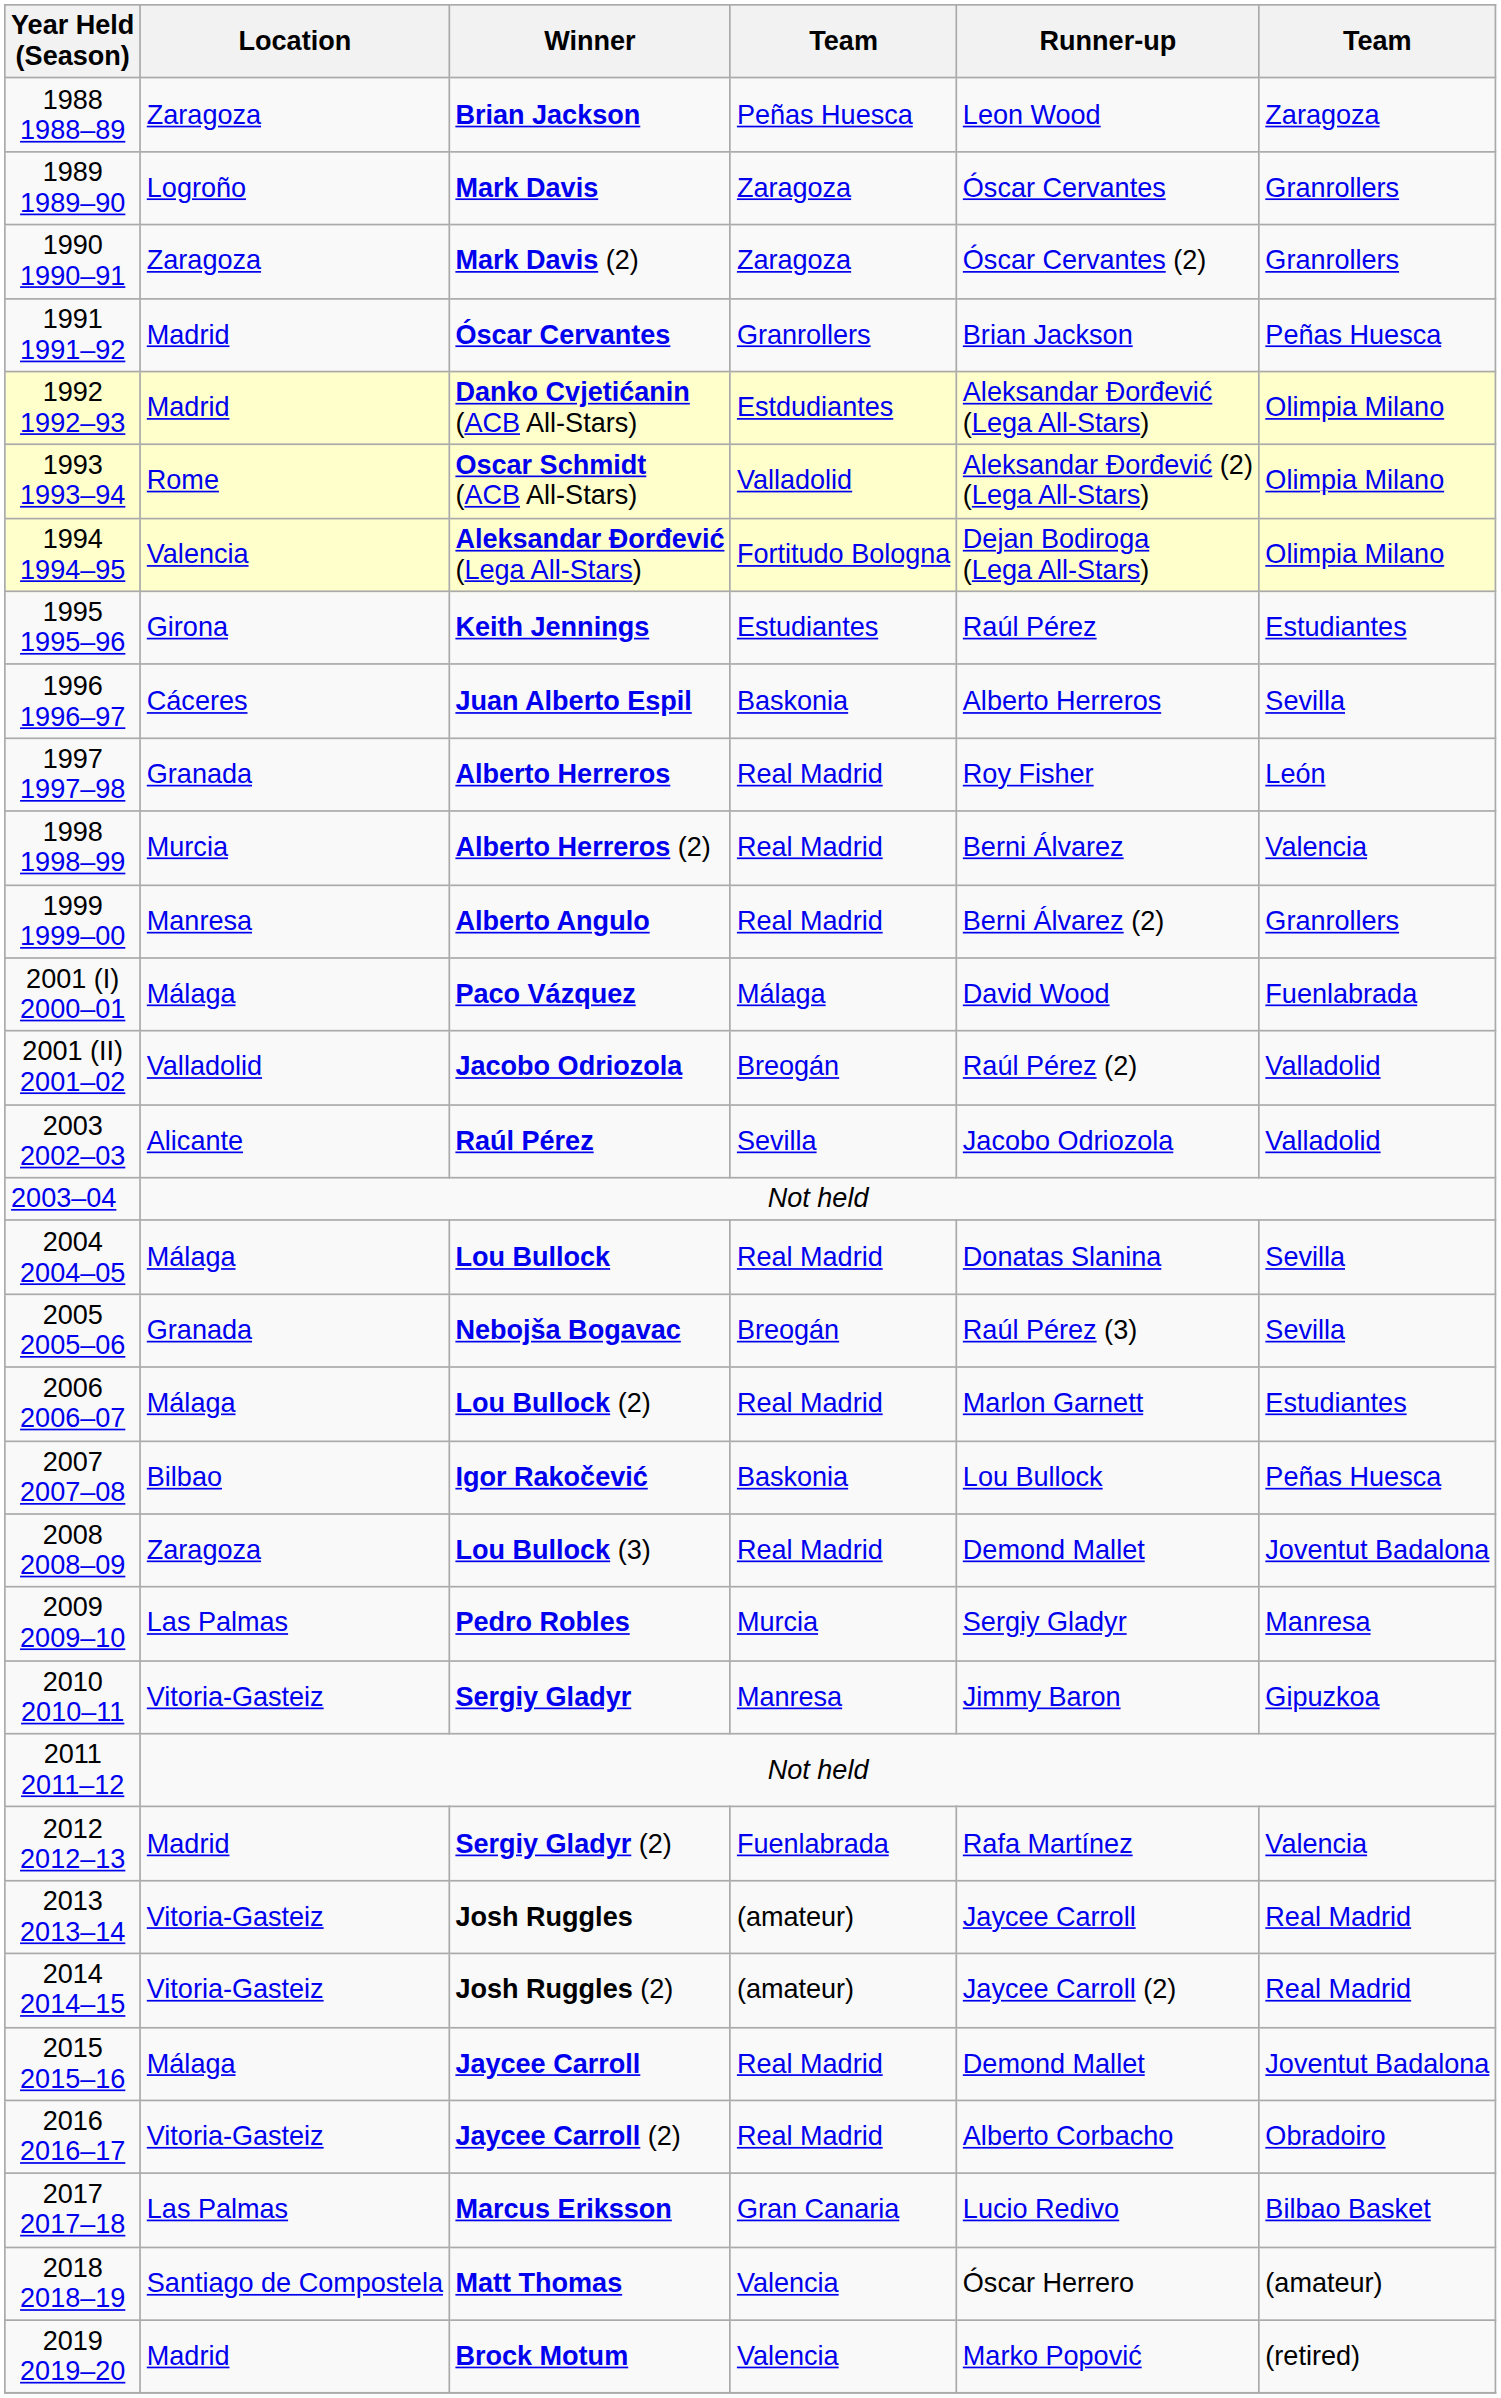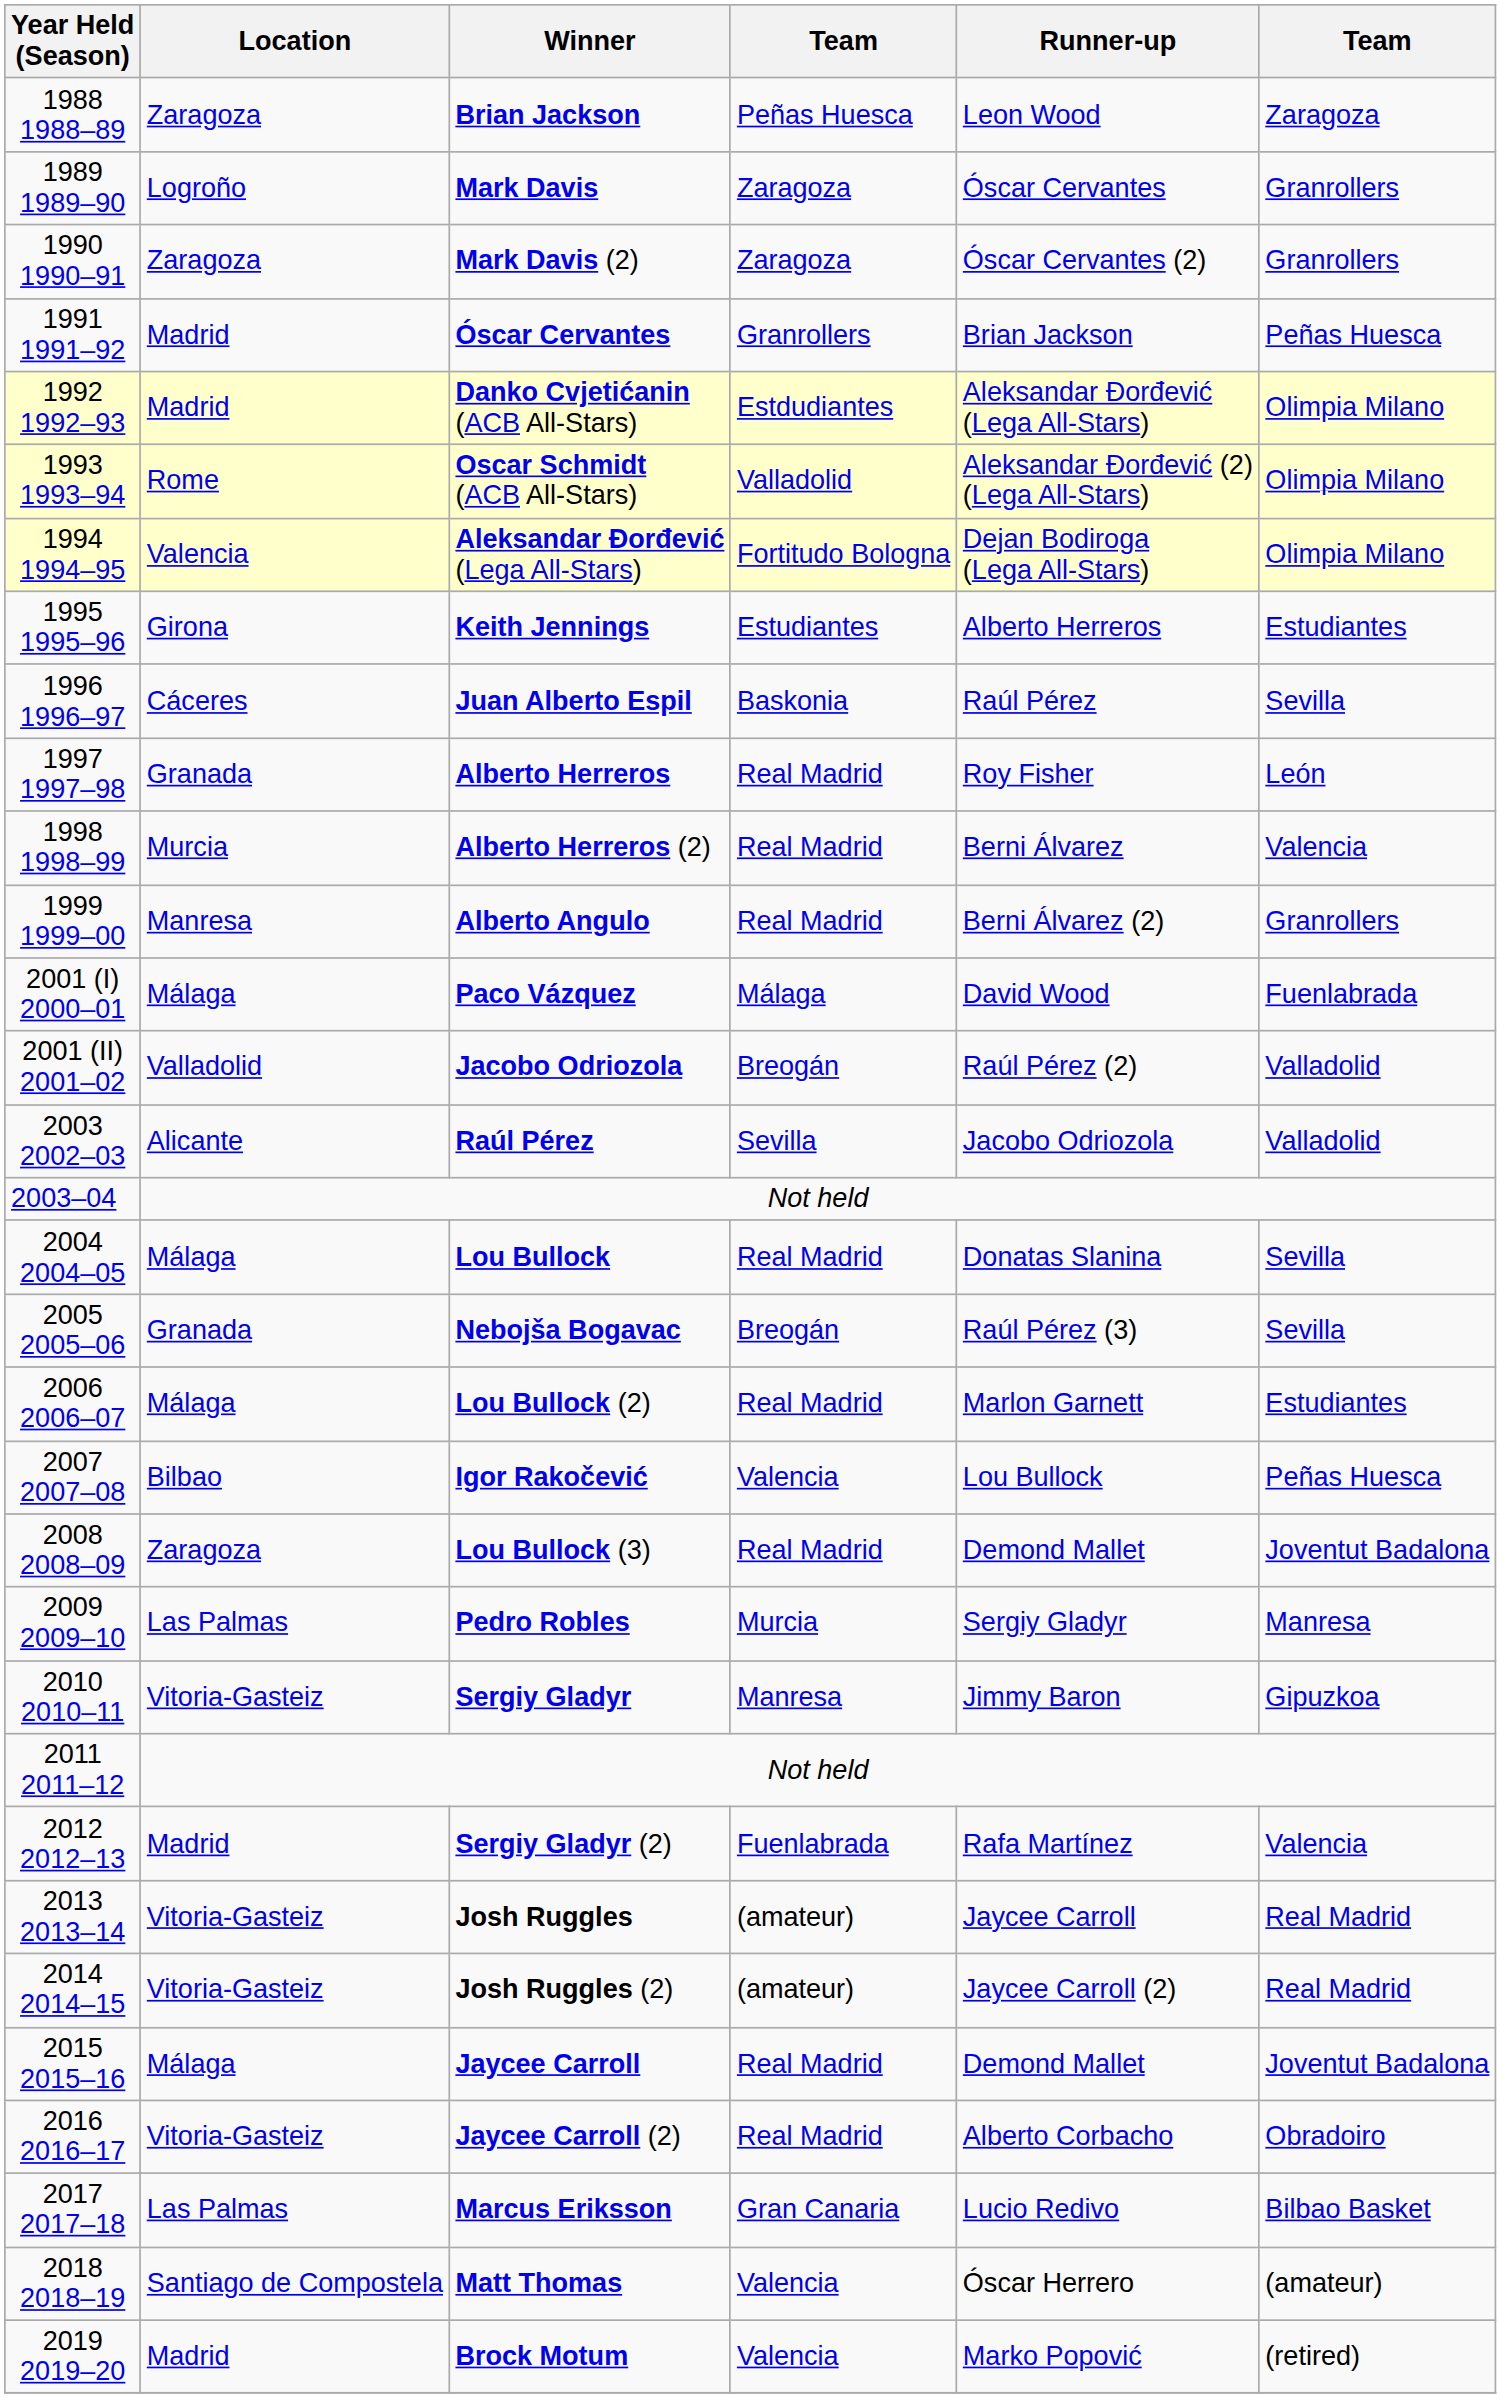(1030, 627) Raúl Pérez -> (1062, 627) Alberto Herreros
(1062, 700) Alberto Herreros -> (1030, 700) Raúl Pérez
(793, 1476) Baskonia -> (788, 1476) Valencia
